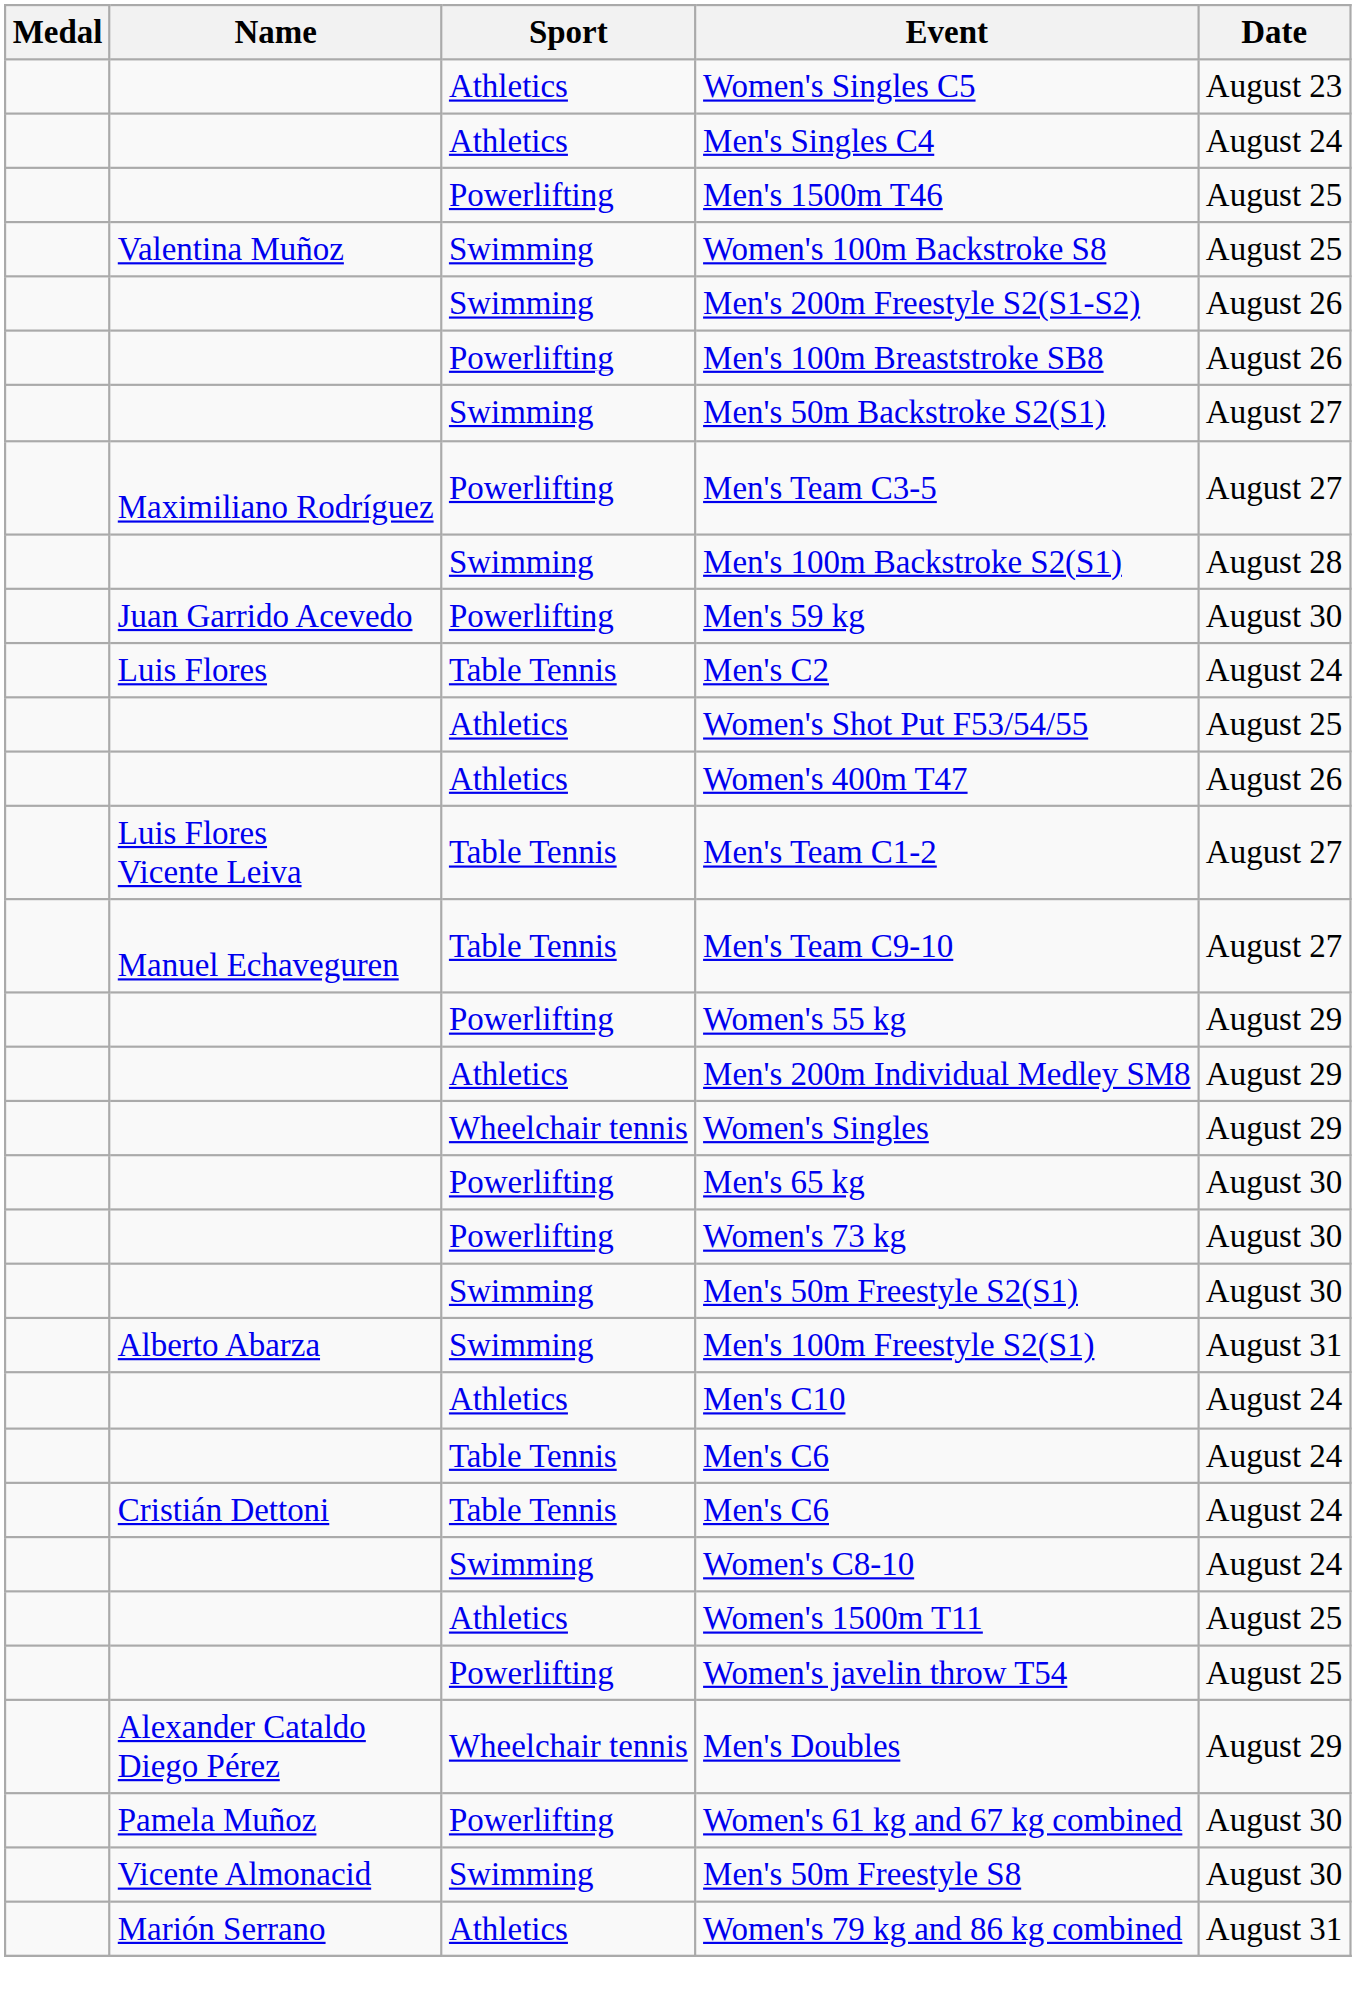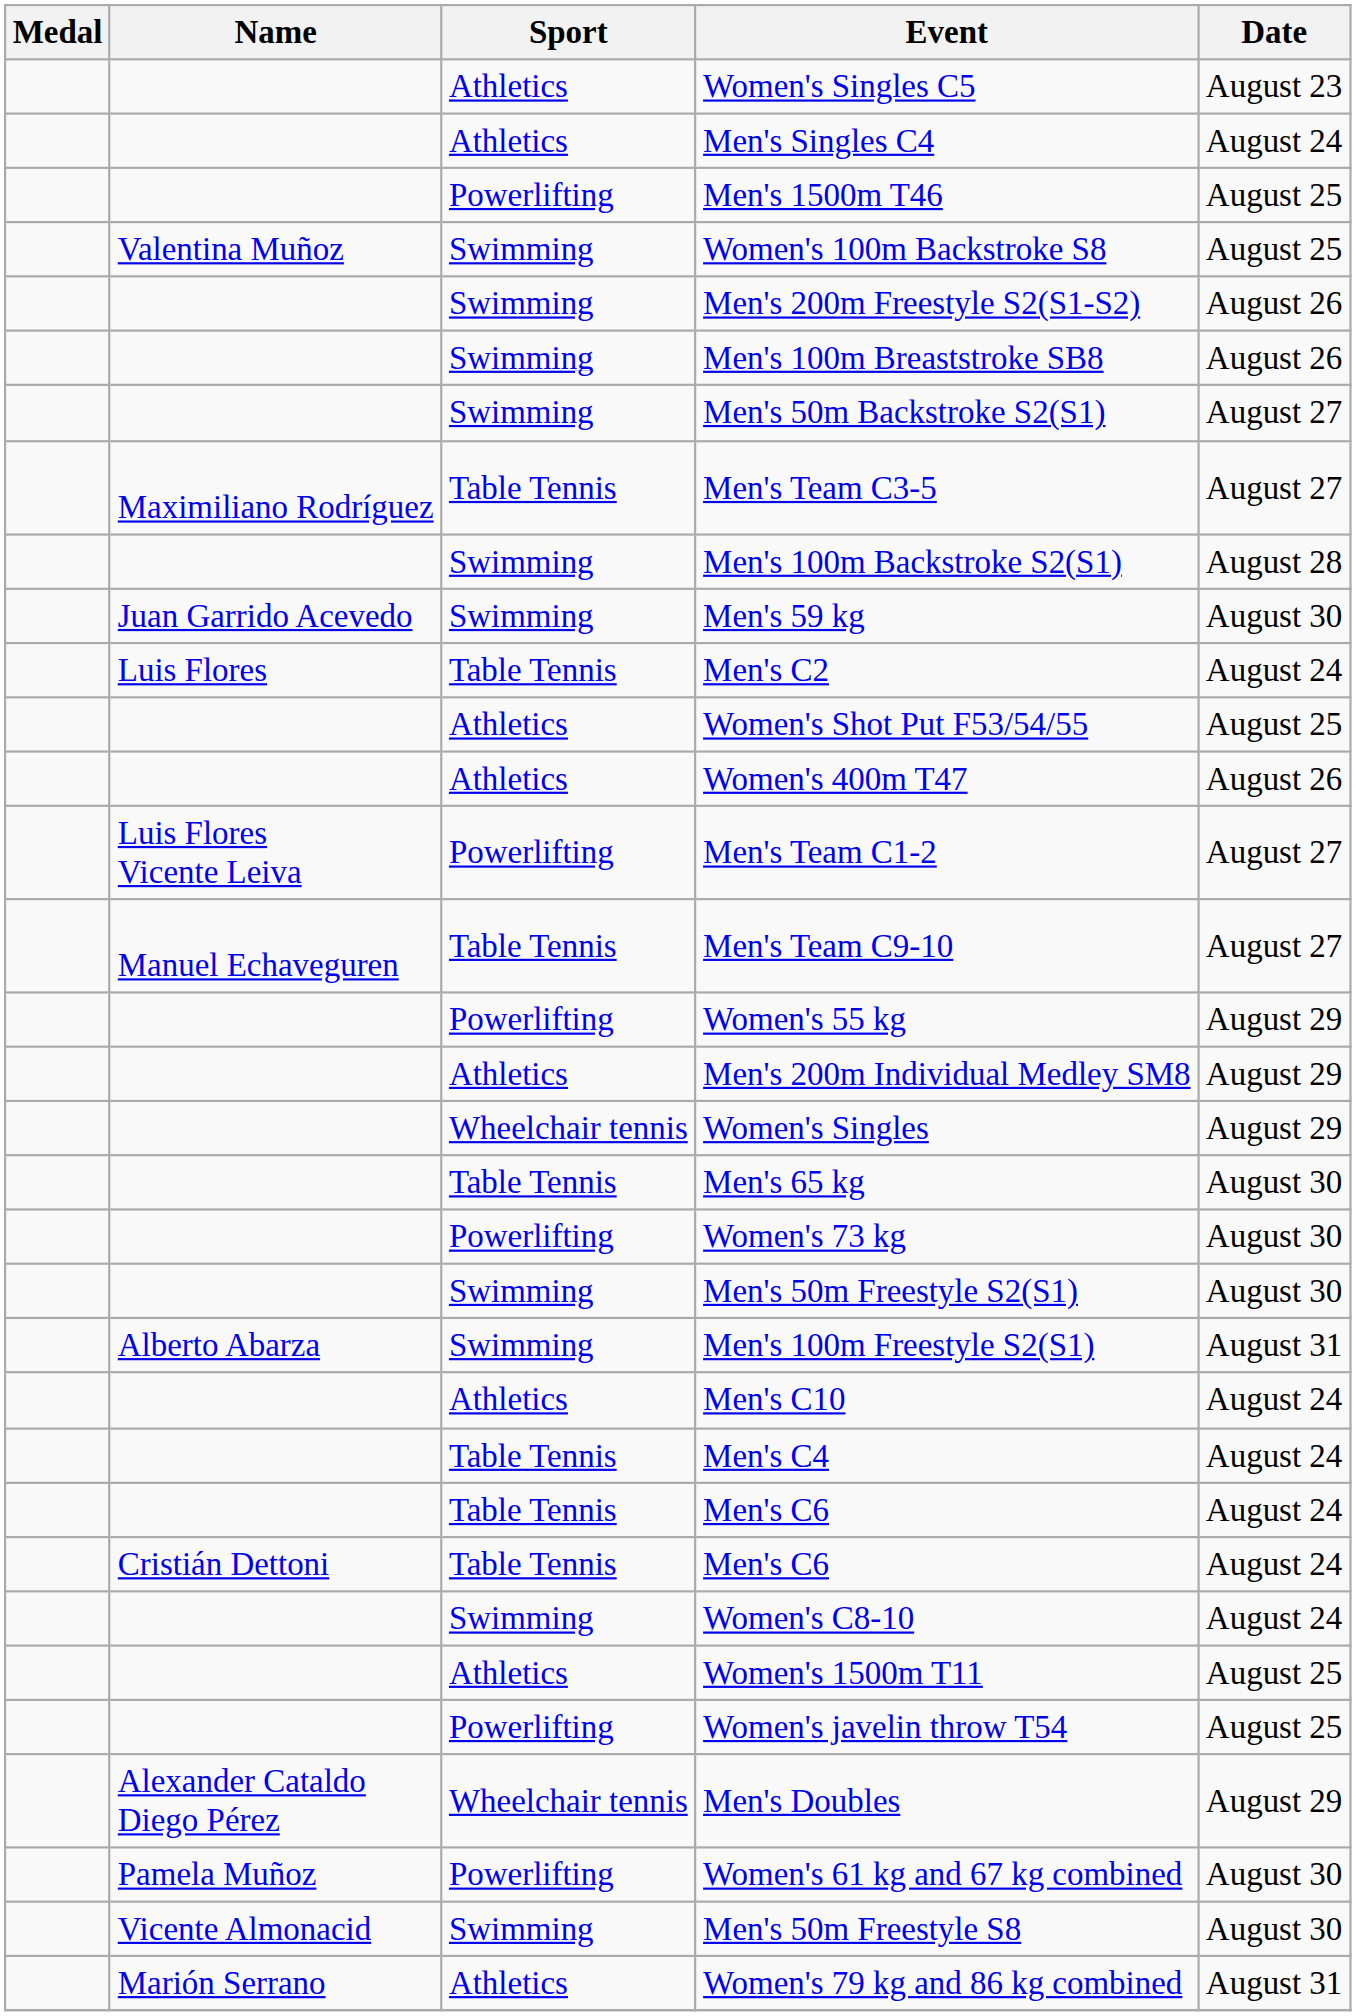(531, 358) Powerlifting -> (521, 358) Swimming
(531, 486) Powerlifting -> (533, 486) Table Tennis
(531, 614) Powerlifting -> (521, 614) Swimming
(533, 851) Table Tennis -> (531, 851) Powerlifting
(531, 1182) Powerlifting -> (533, 1182) Table Tennis
+ row: (276, 1455)
